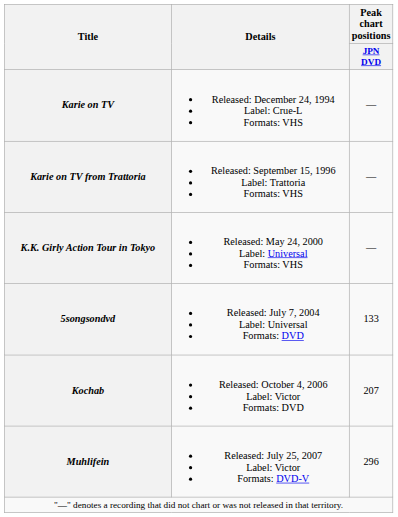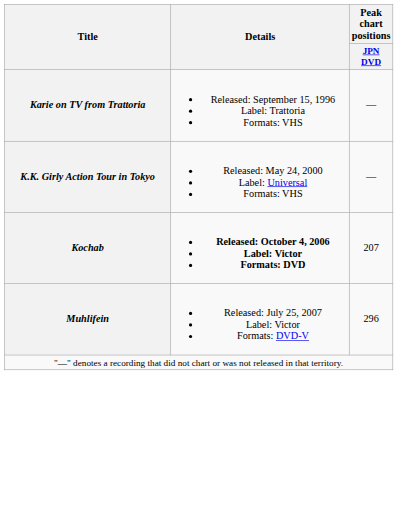- row: (88, 105)
- row: (88, 319)
(260, 396) normal -> (260, 254) bold
